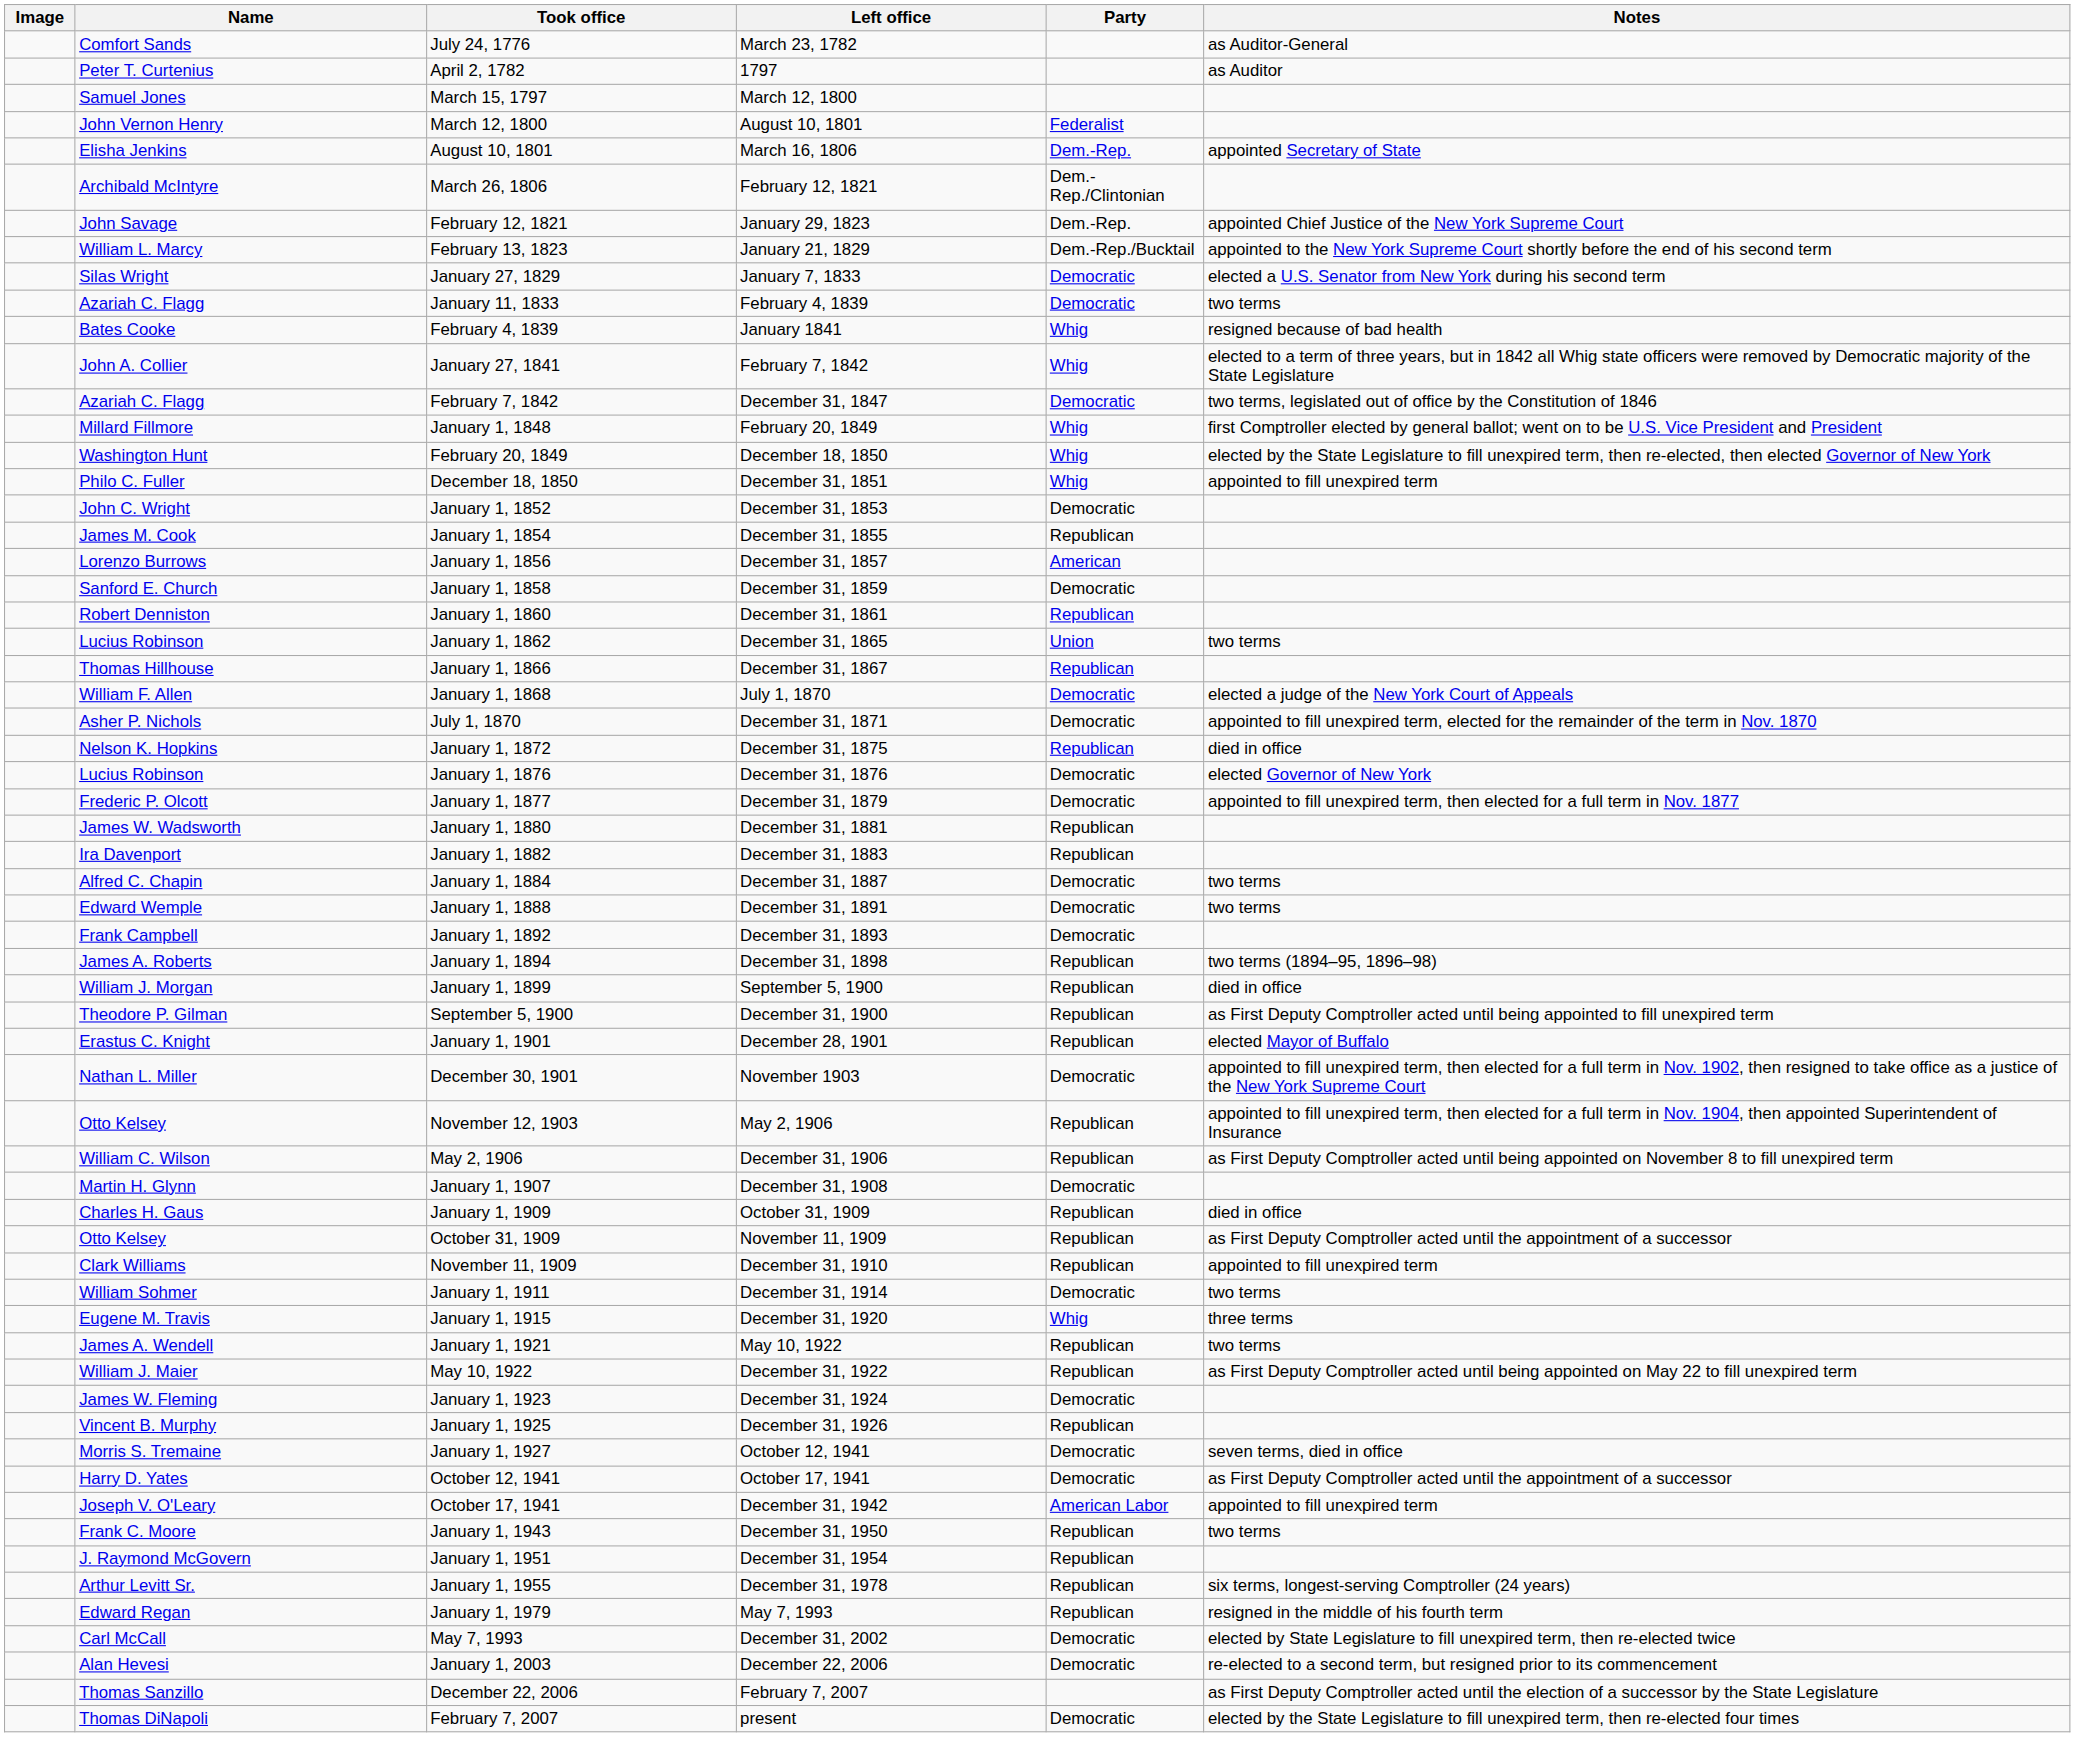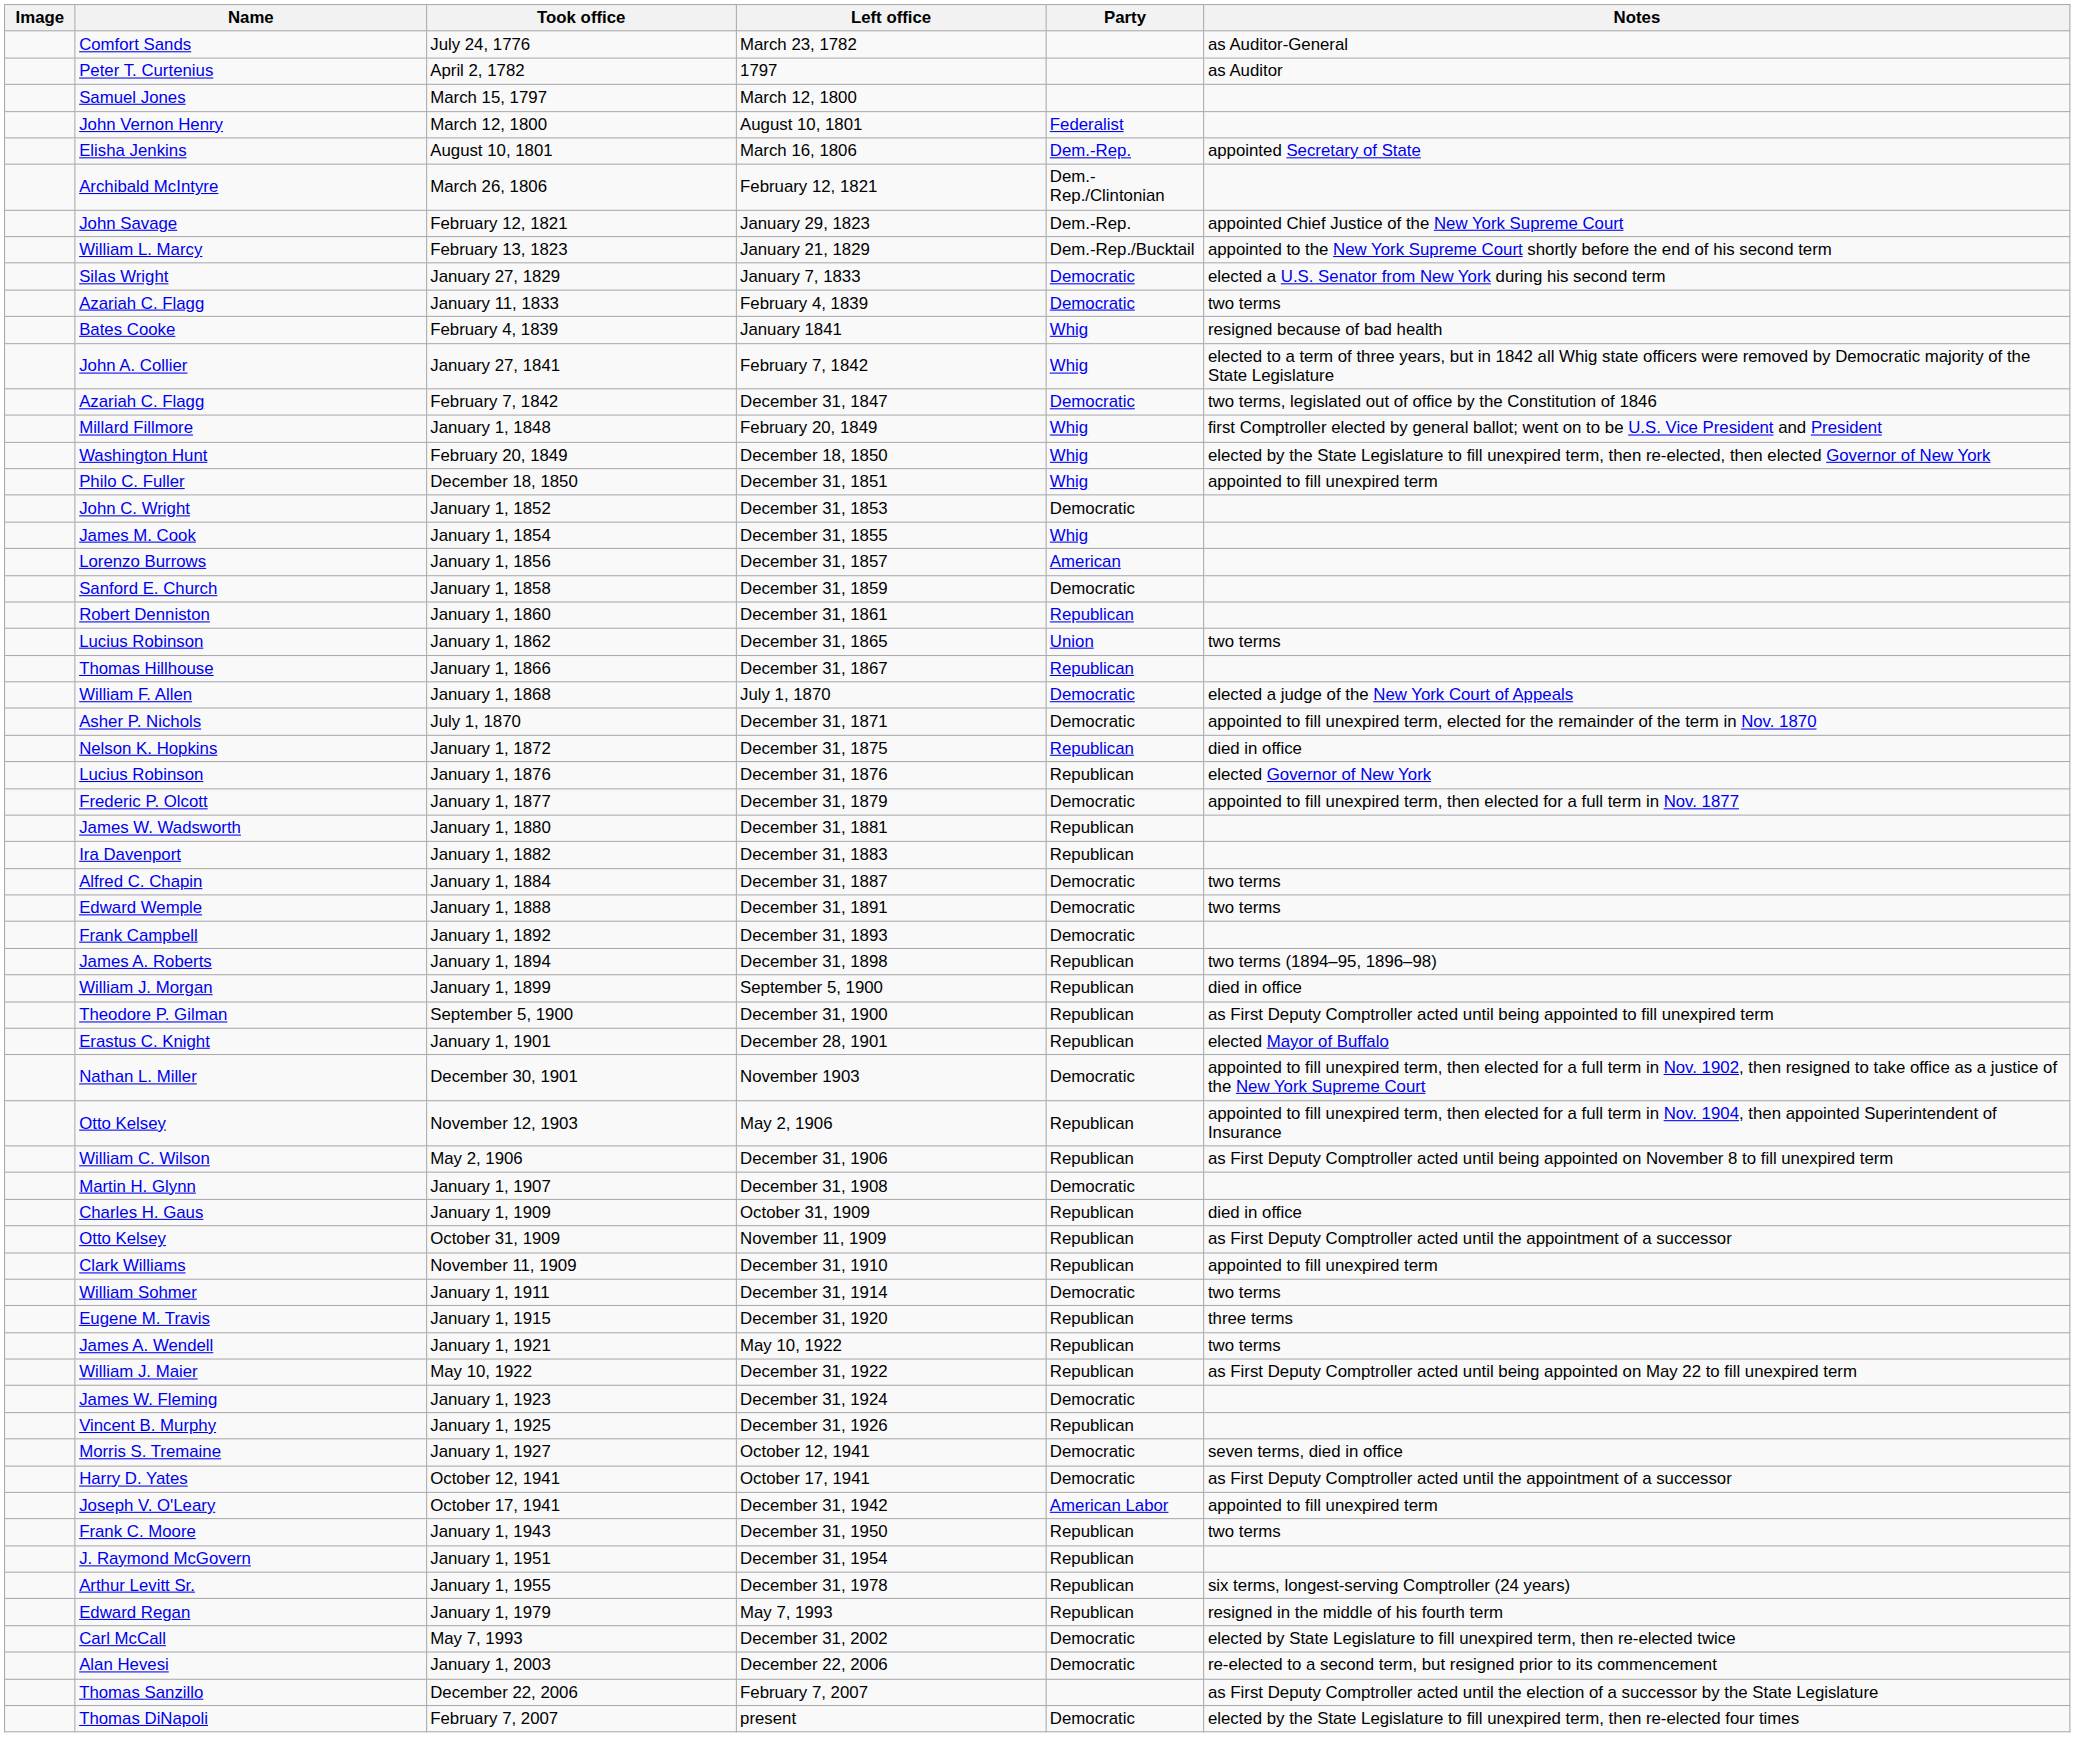(1092, 535) Republican -> (1069, 535) Whig
(1092, 775) Democratic -> (1092, 775) Republican
(1069, 1319) Whig -> (1092, 1319) Republican
